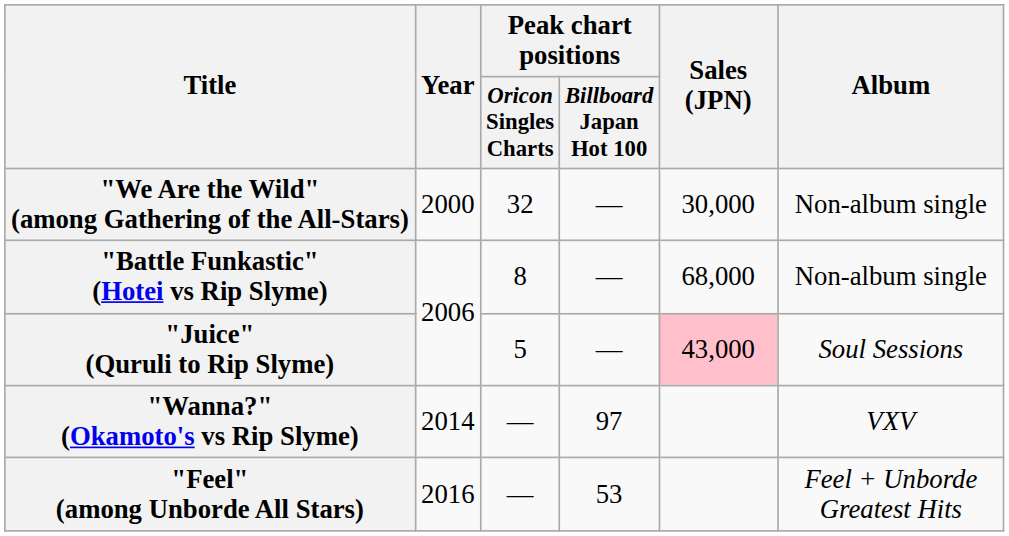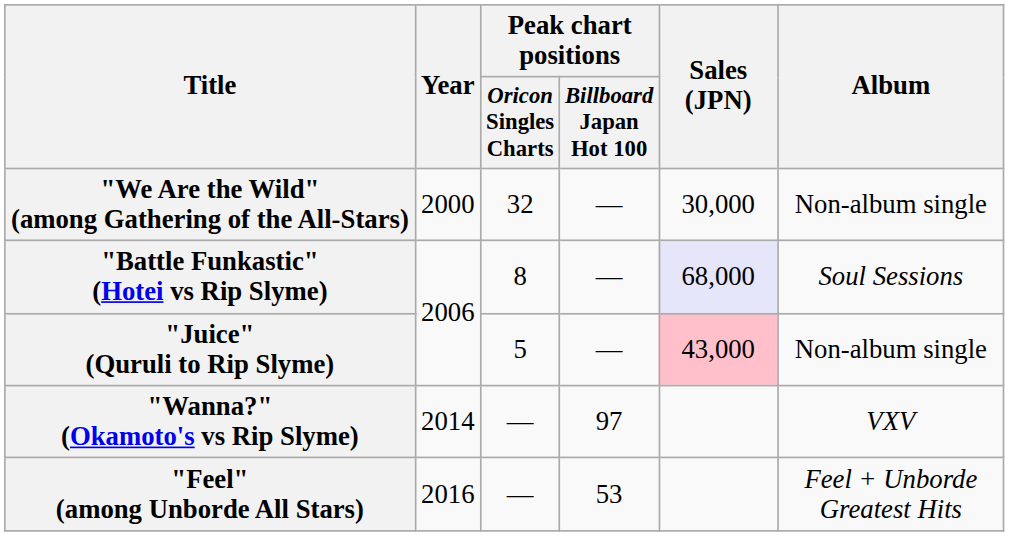(718, 276) no background -> (718, 276) lavender background
(891, 276) Non-album single -> (891, 276) Soul Sessions
(891, 348) Soul Sessions -> (891, 348) Non-album single
